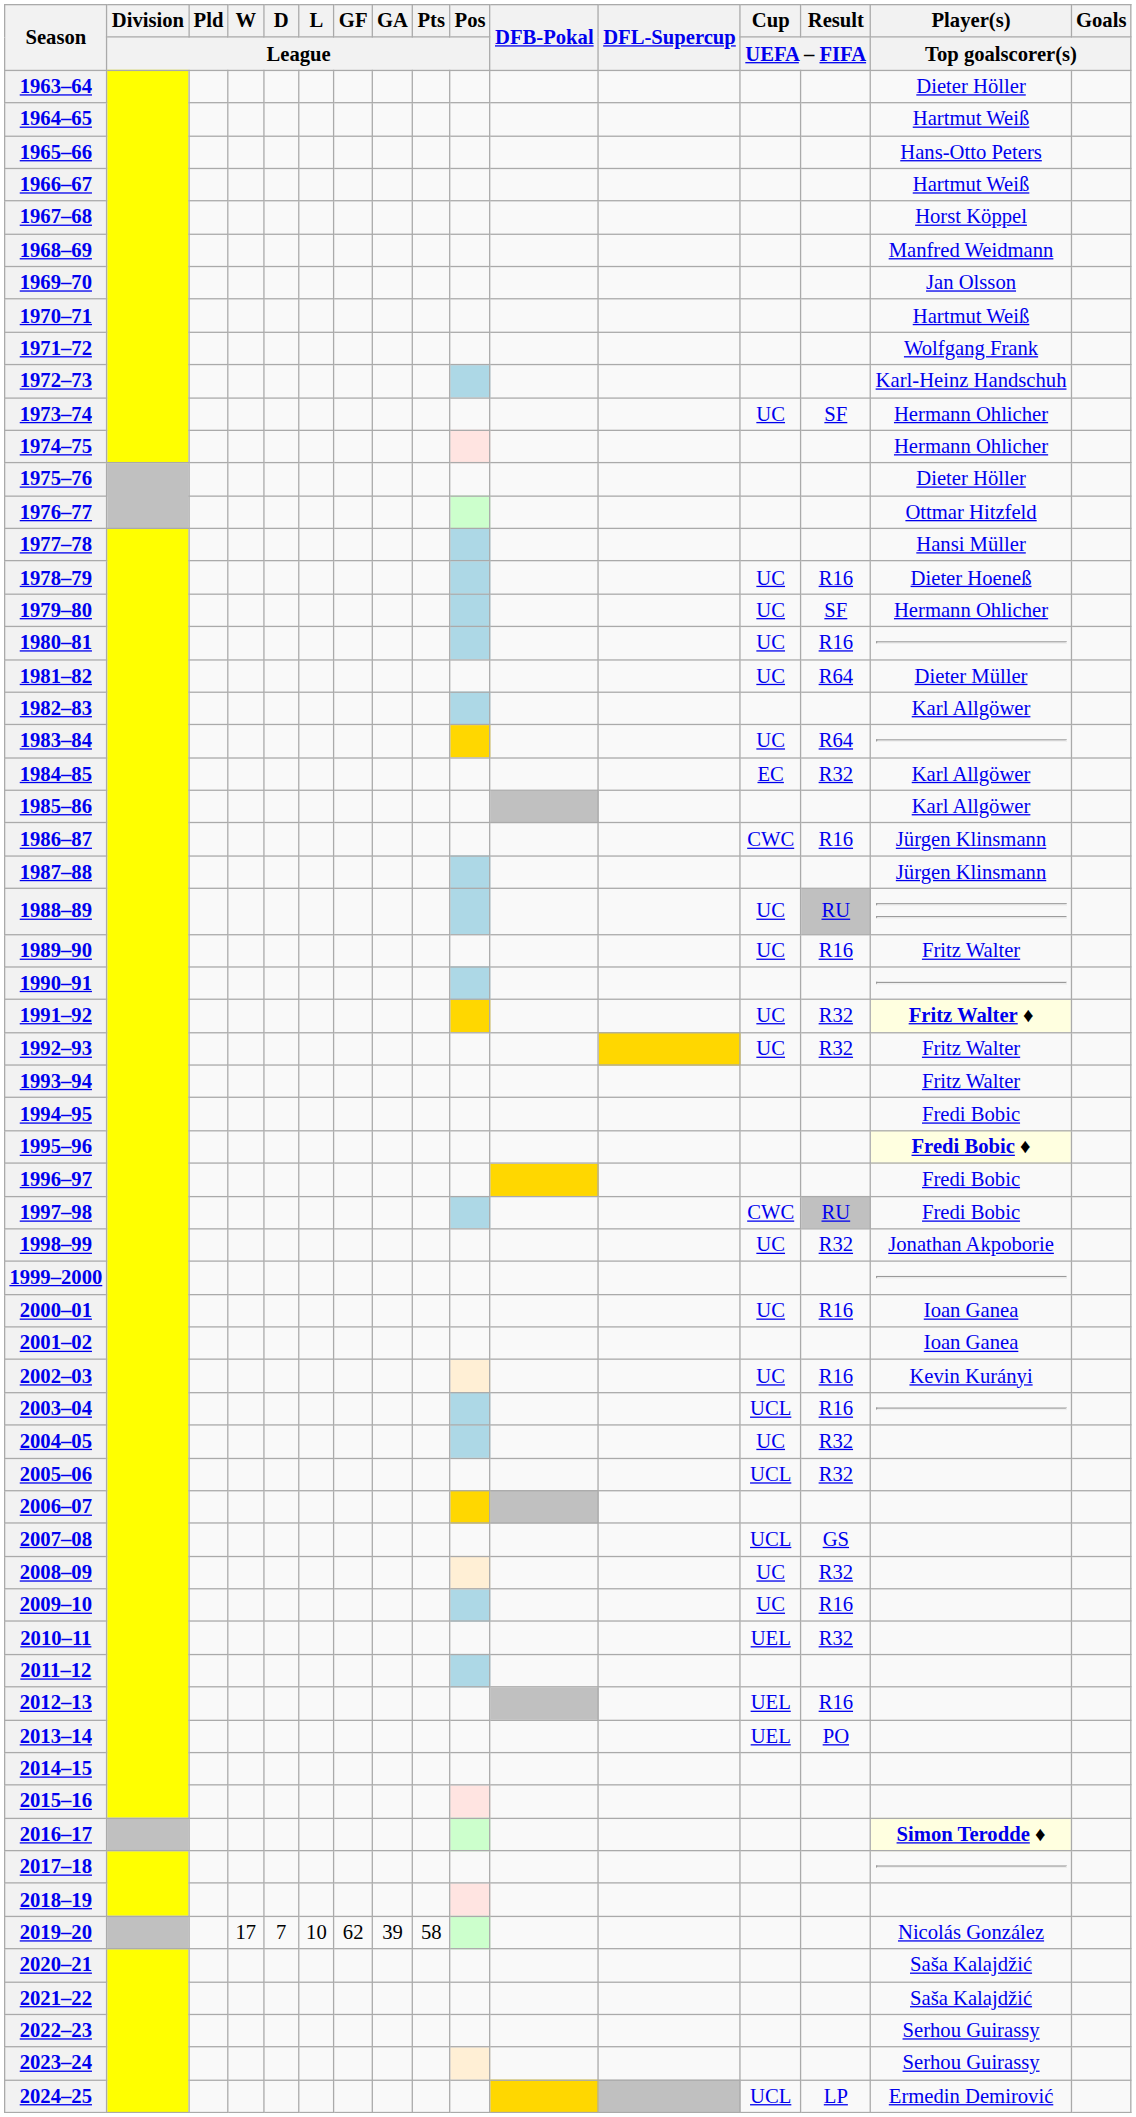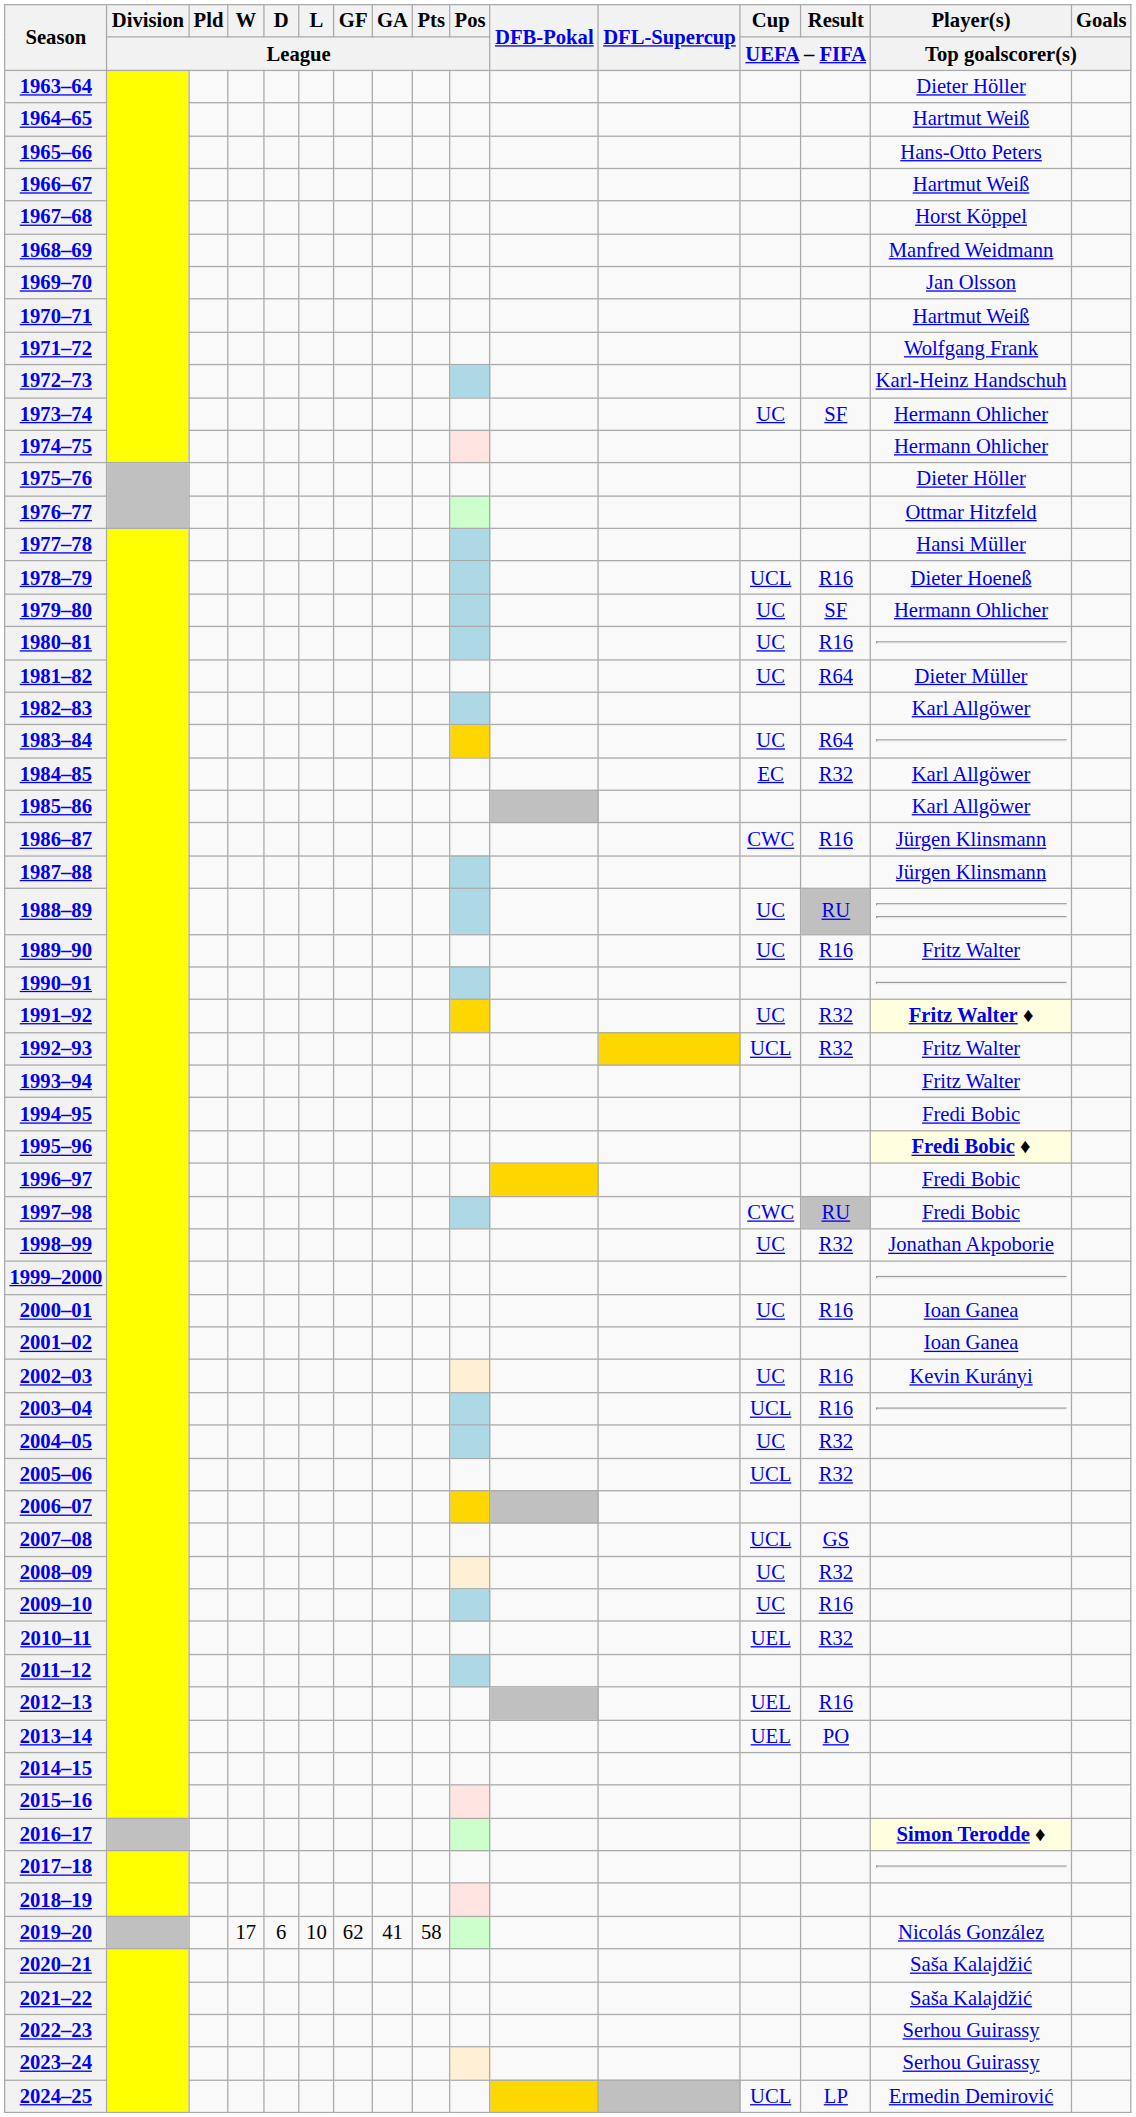(771, 577) UC -> (771, 577) UCL
(771, 1048) UC -> (771, 1048) UCL
(281, 1932) 7 -> (281, 1932) 6
(393, 1932) 39 -> (393, 1932) 41
